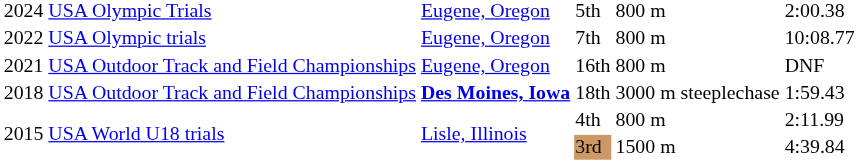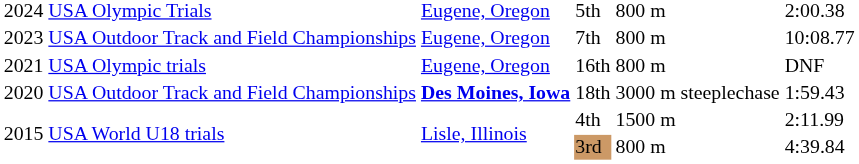(24, 38) 2022 -> (24, 38) 2023
(127, 38) USA Olympic trials -> (232, 38) USA Outdoor Track and Field Championships
(232, 65) USA Outdoor Track and Field Championships -> (127, 65) USA Olympic trials
(24, 92) 2018 -> (24, 92) 2020
(641, 119) 800 m -> (646, 119) 1500 m
(646, 147) 1500 m -> (641, 147) 800 m
